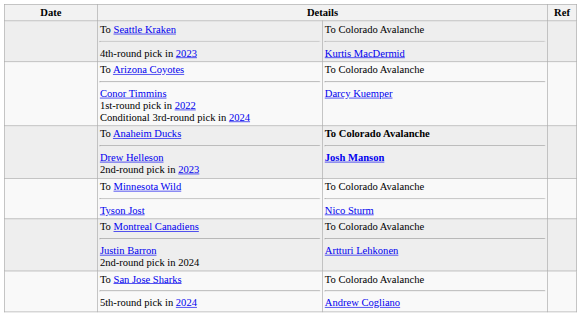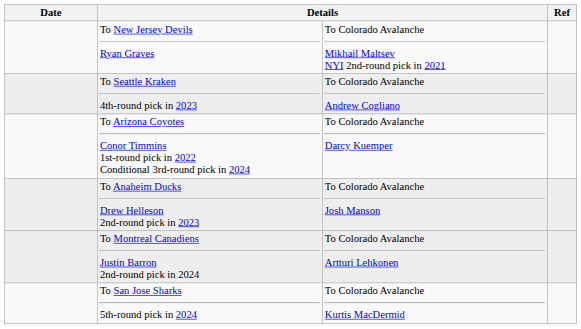+ row: (210, 41)
(435, 41) To Colorado Avalanche Kurtis MacDermid -> (435, 93) To Colorado Avalanche Andrew Cogliano
(435, 146) bold -> (435, 198) normal
- row: (210, 198)
(435, 291) To Colorado Avalanche Andrew Cogliano -> (435, 303) To Colorado Avalanche Kurtis MacDermid
